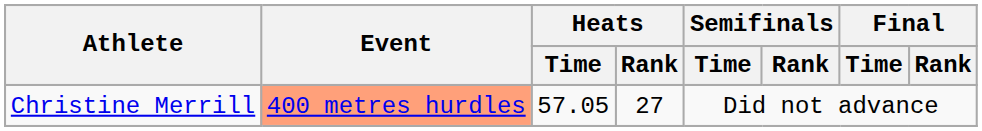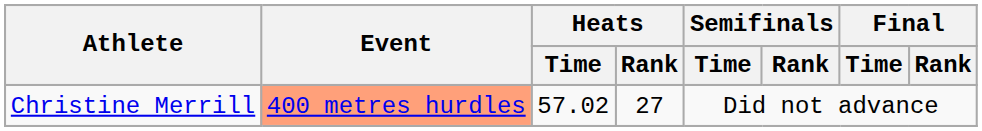(573, 105) 57.05 -> (573, 105) 57.02
